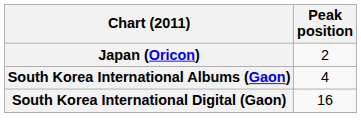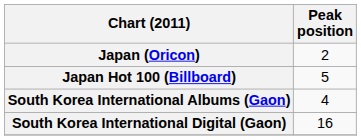+ row: (149, 77)
